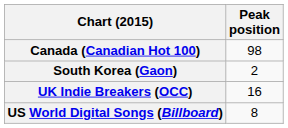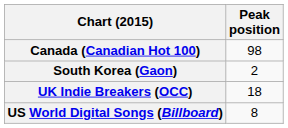(255, 92) 16 -> (255, 92) 18
